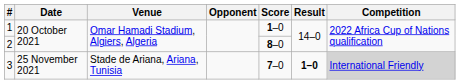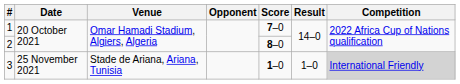(275, 28) 1–0 -> (275, 28) 7–0
(275, 65) 7–0 -> (275, 65) 1–0
(309, 65) bold -> (309, 65) normal
